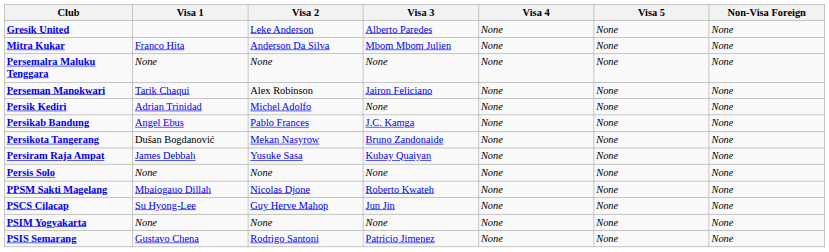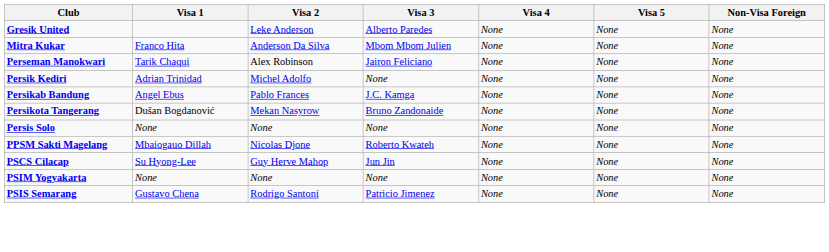- row: (51, 68)
- row: (56, 156)
